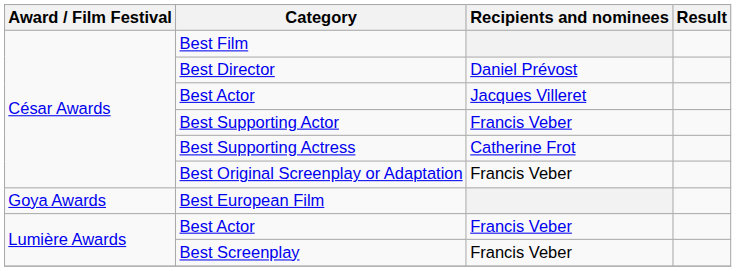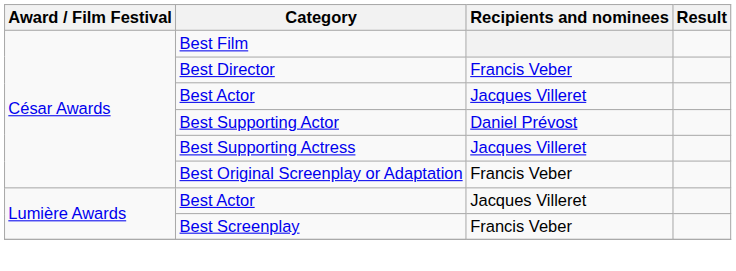(524, 69) Daniel Prévost -> (521, 69) Francis Veber
(521, 122) Francis Veber -> (524, 122) Daniel Prévost
(523, 148) Catherine Frot -> (528, 148) Jacques Villeret
- row: (57, 200)
(521, 226) Francis Veber -> (528, 200) Jacques Villeret
